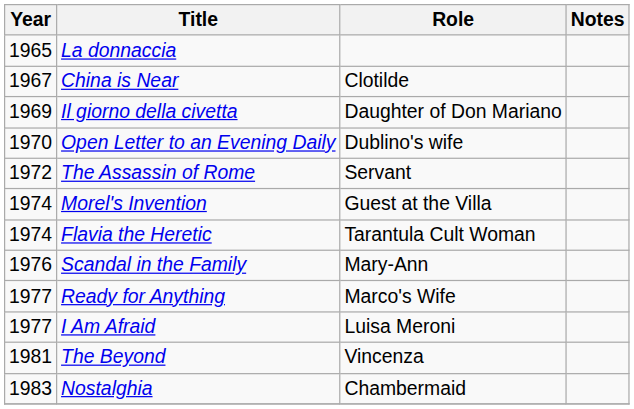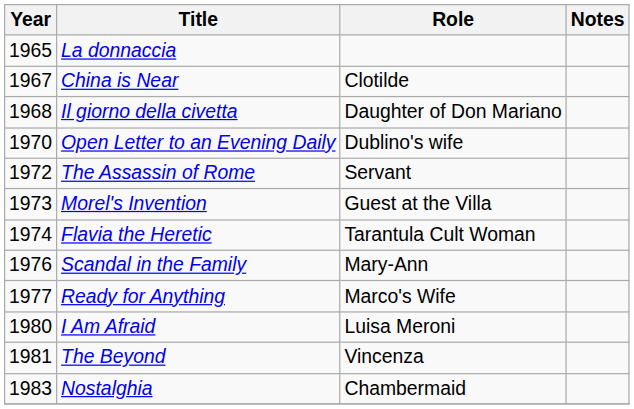(31, 111) 1969 -> (31, 111) 1968
(31, 204) 1974 -> (31, 204) 1973
(31, 326) 1977 -> (31, 326) 1980
